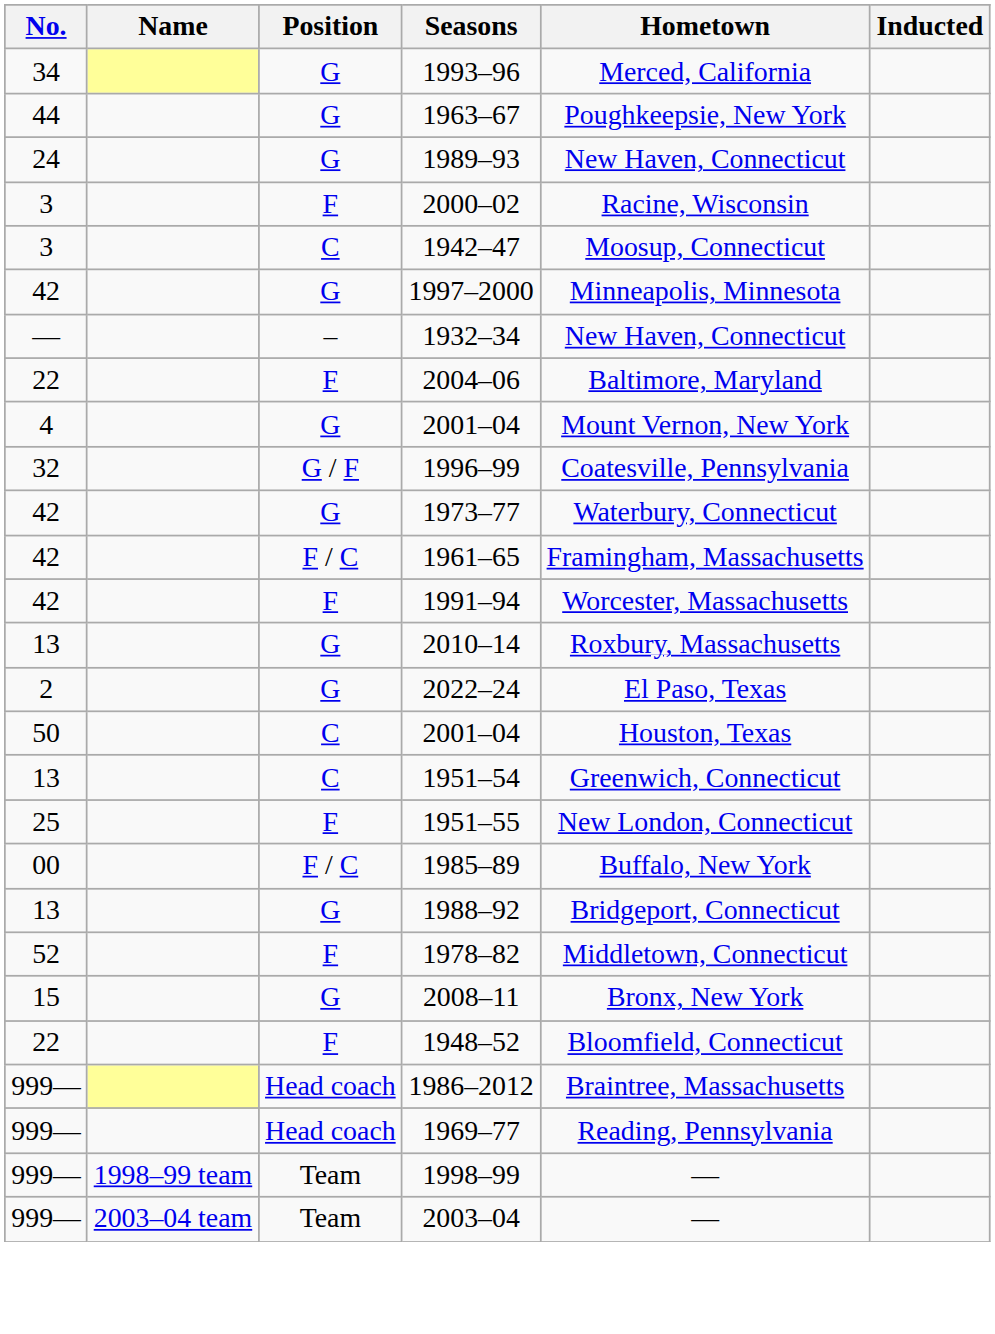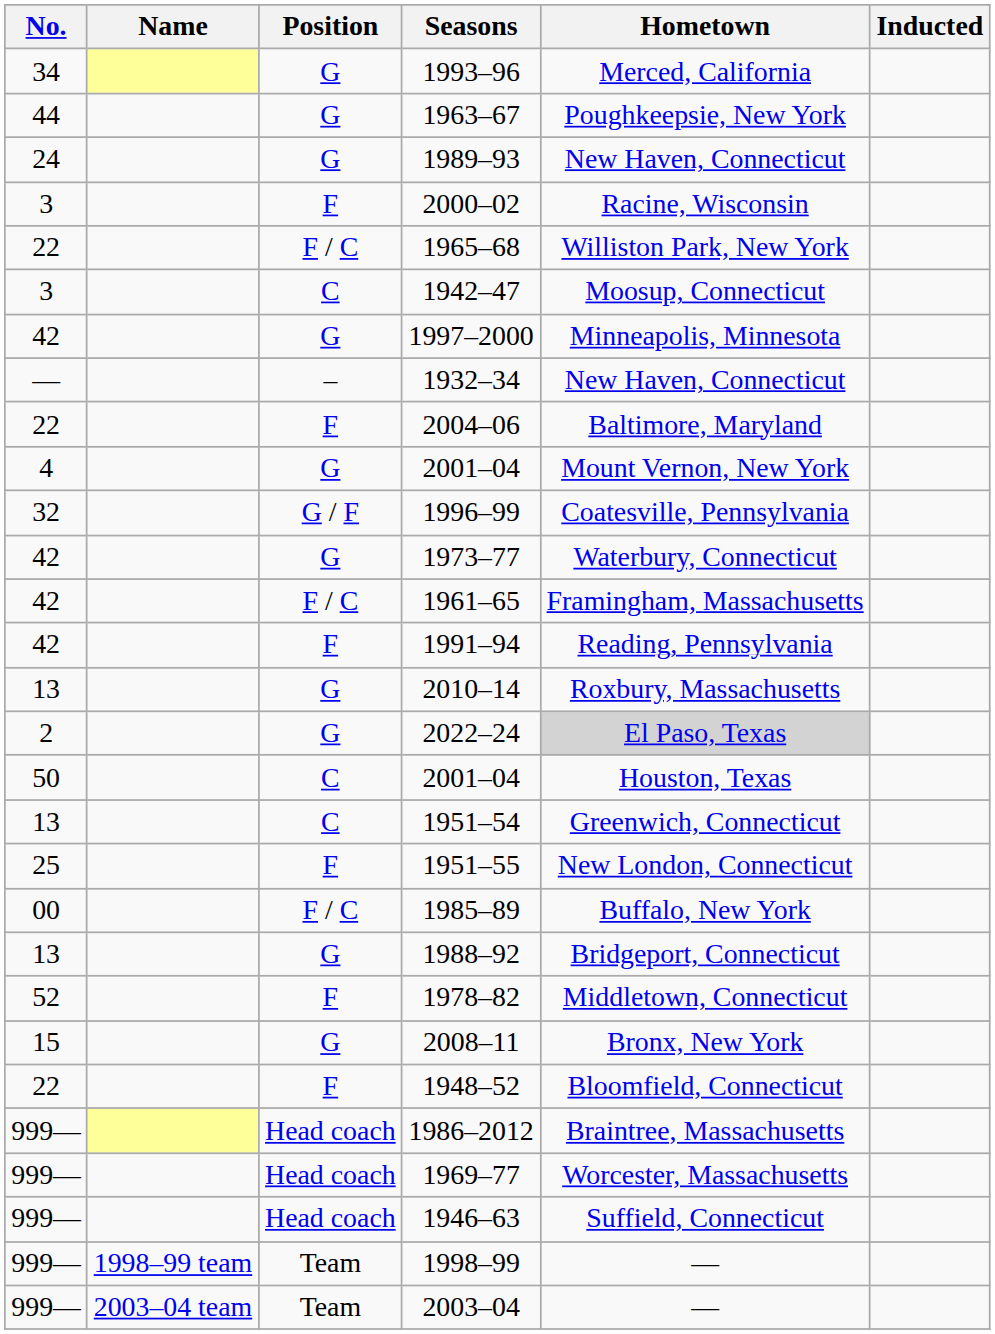+ row: (46, 247)
(705, 600) Worcester, Massachusetts -> (705, 644) Reading, Pennsylvania
(705, 688) no background -> (705, 733) lightgrey background
(705, 1130) Reading, Pennsylvania -> (705, 1174) Worcester, Massachusetts
+ row: (46, 1218)
